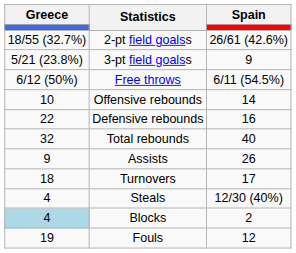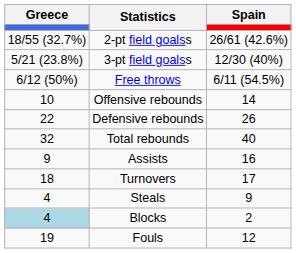(249, 60) 9 -> (249, 60) 12/30 (40%)
(249, 119) 16 -> (249, 119) 26
(249, 159) 26 -> (249, 159) 16
(249, 198) 12/30 (40%) -> (249, 198) 9
